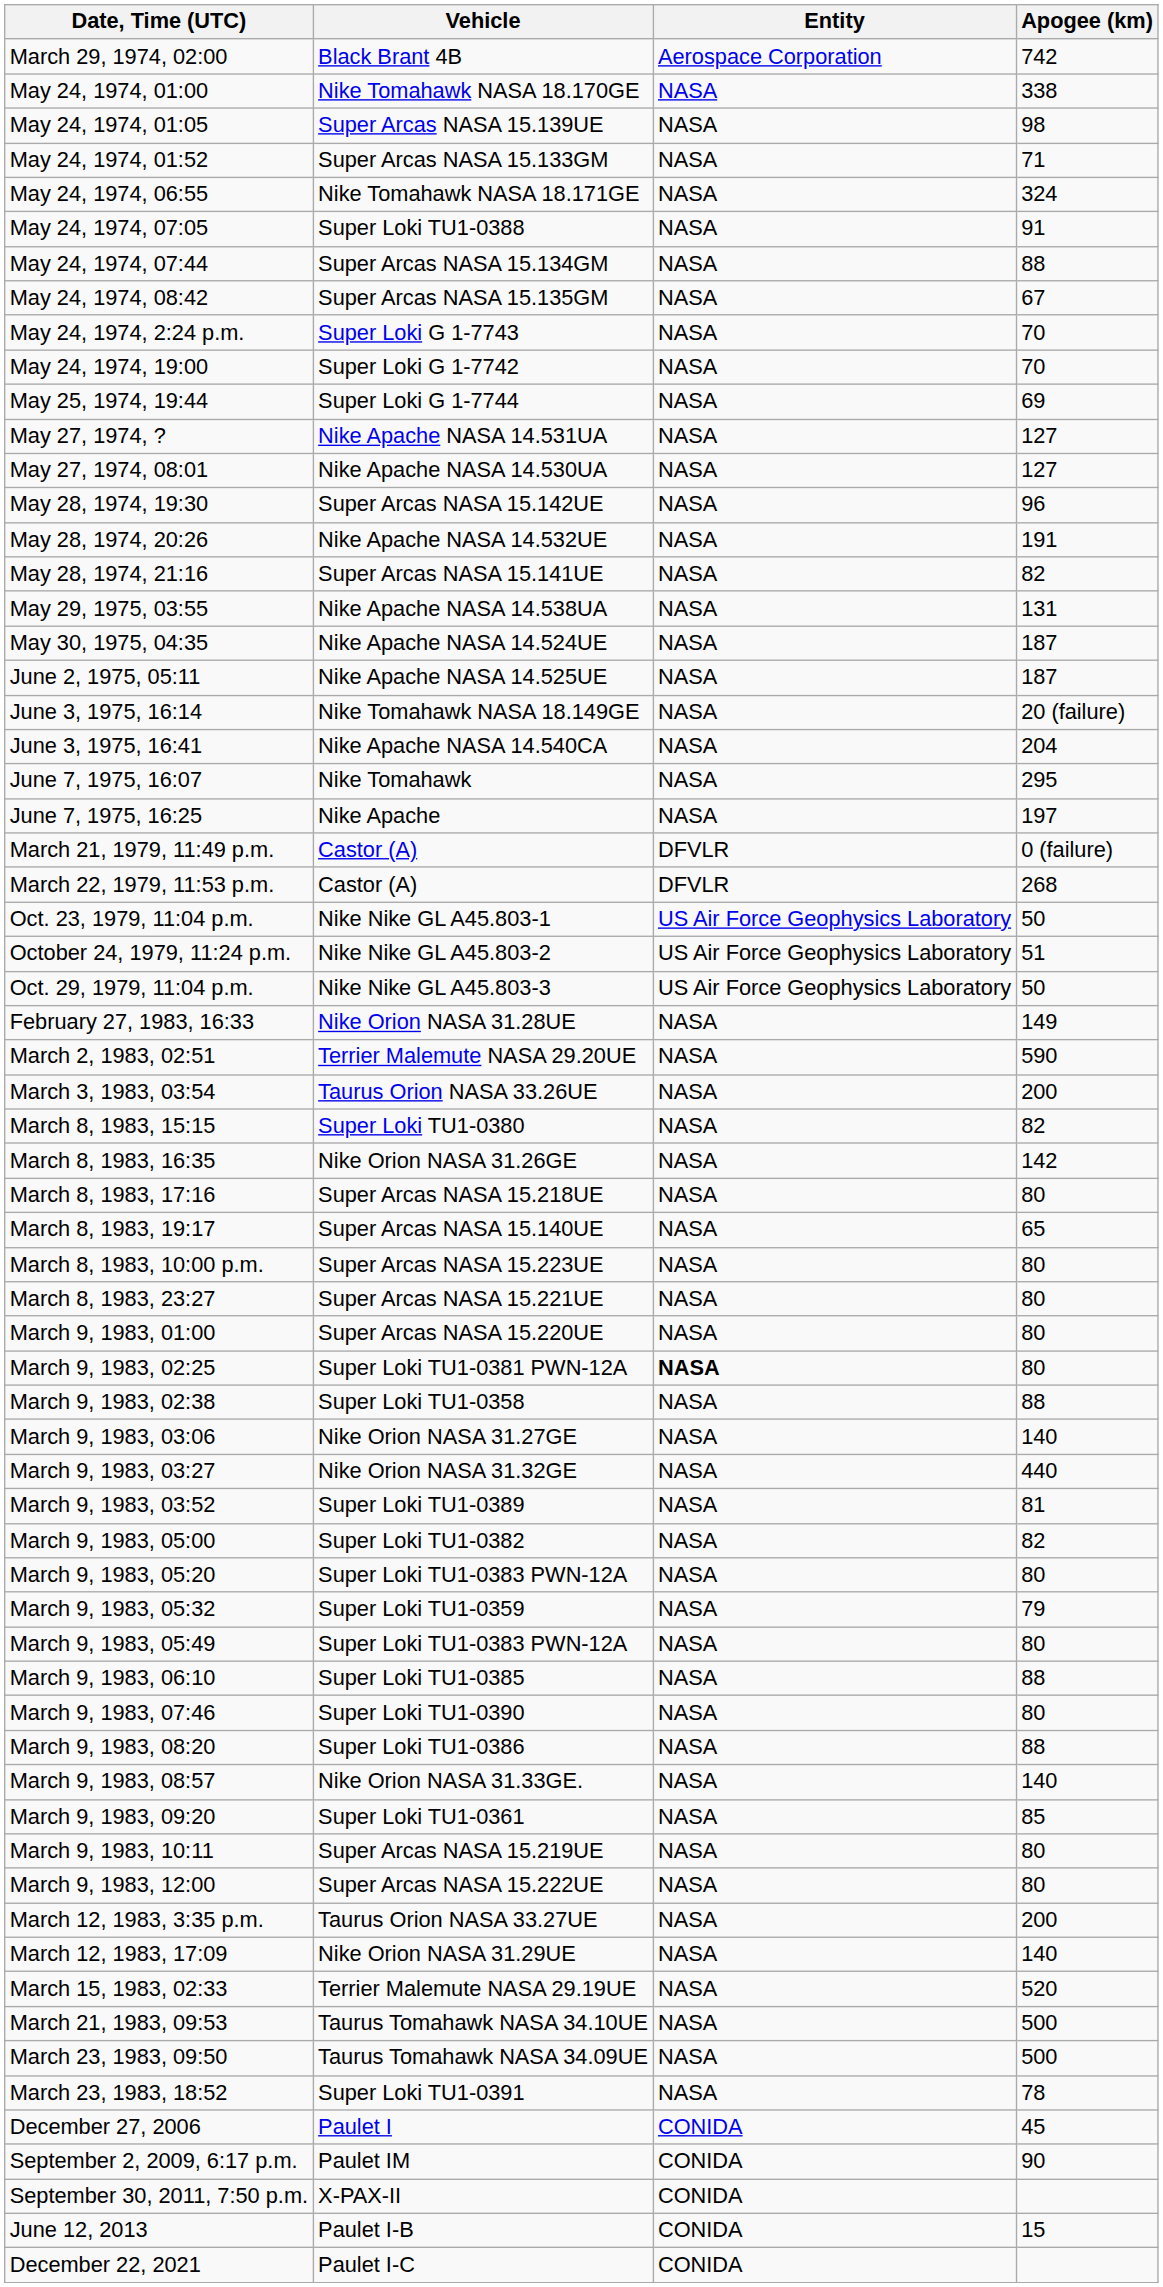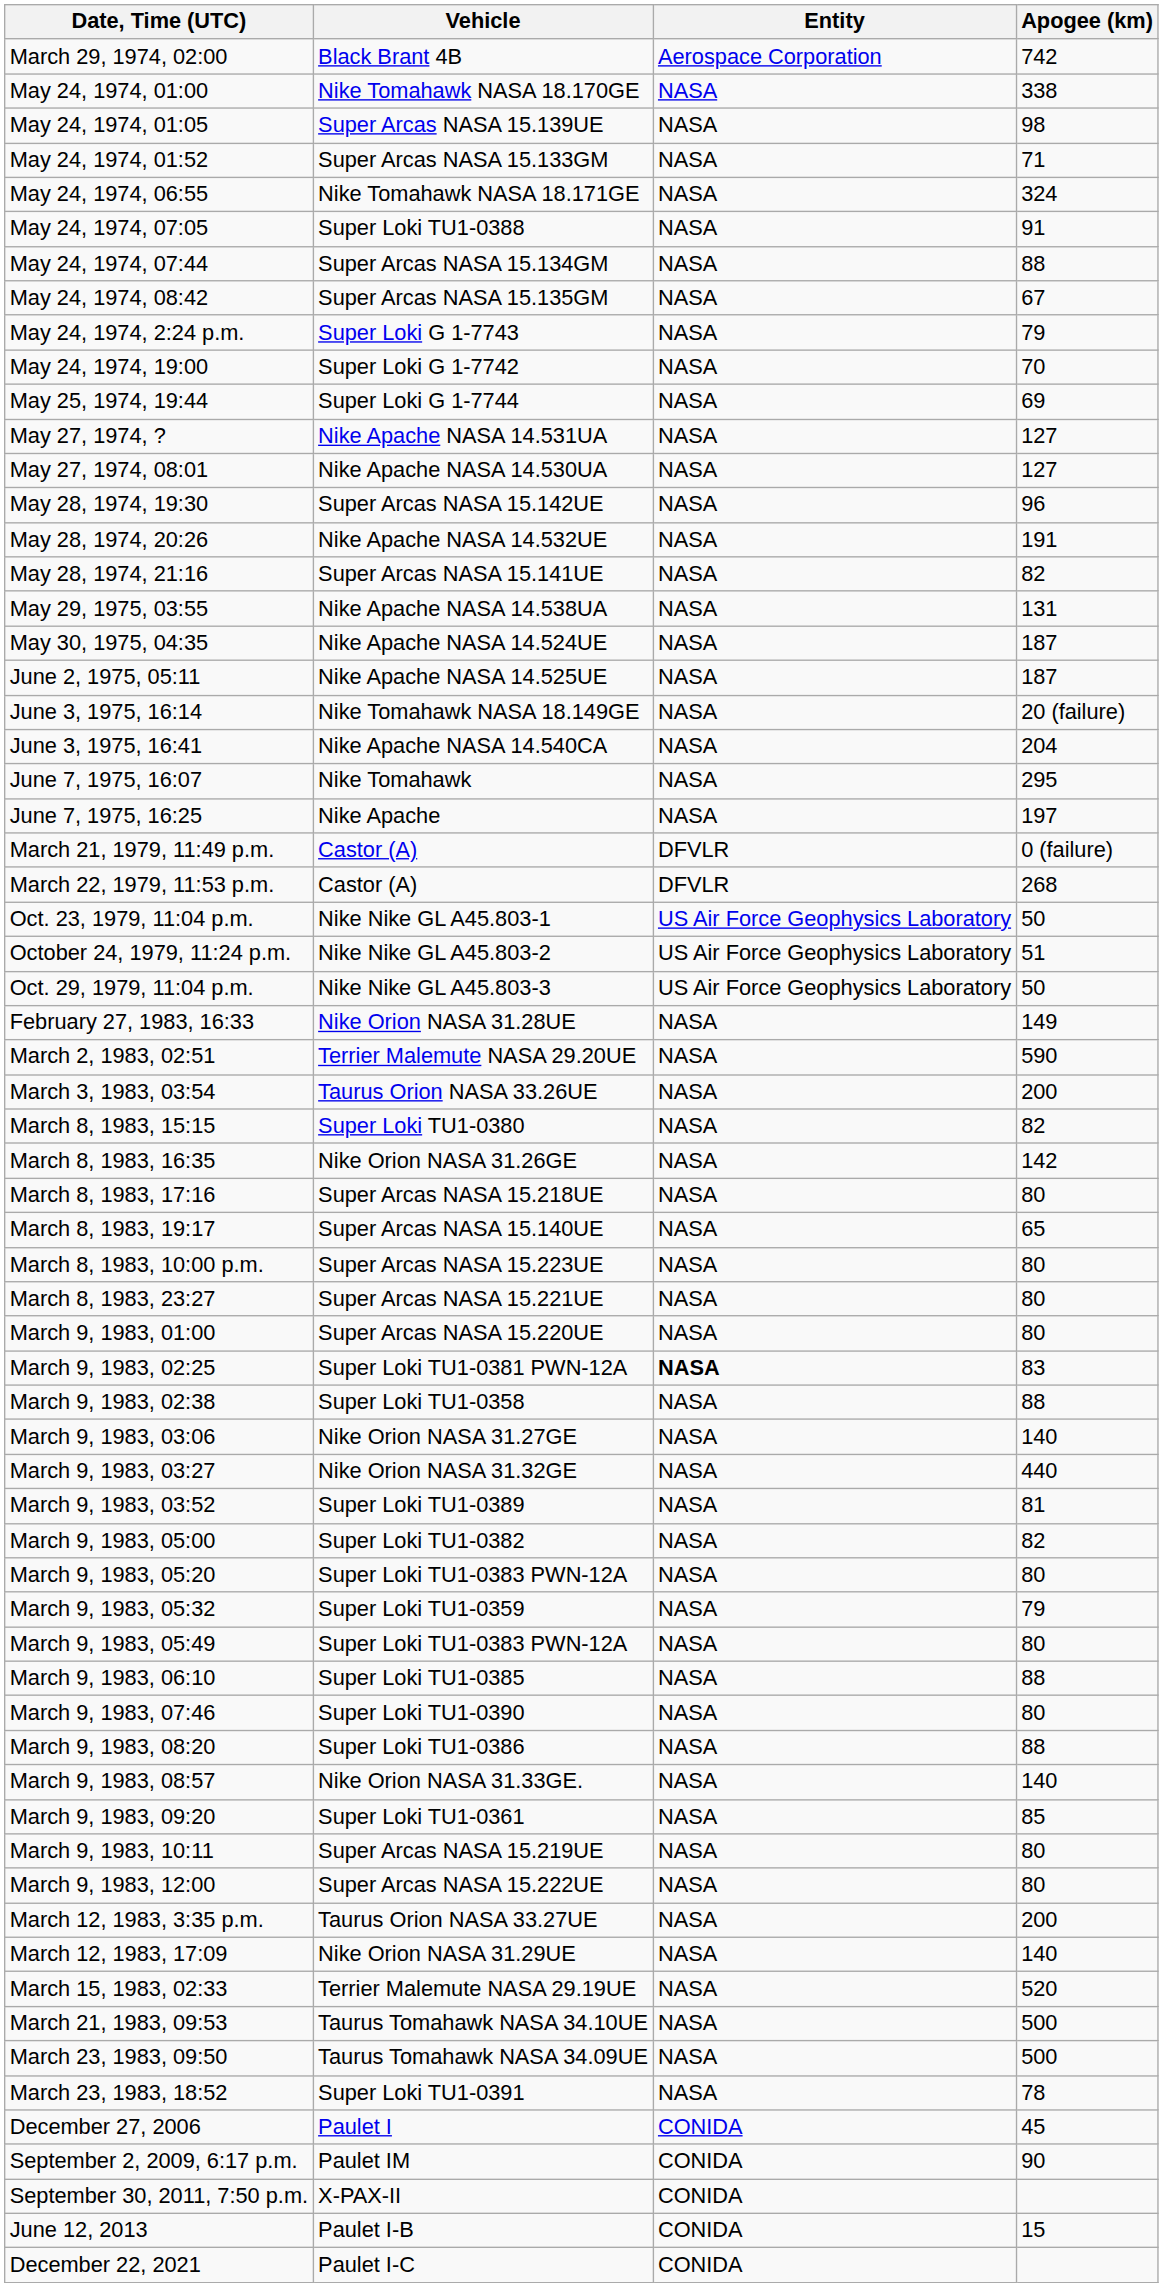(1033, 332) 70 -> (1033, 332) 79
(1033, 1367) 80 -> (1033, 1367) 83
